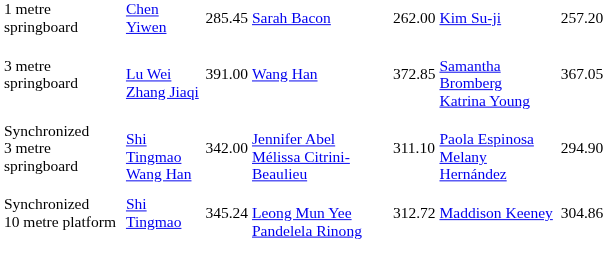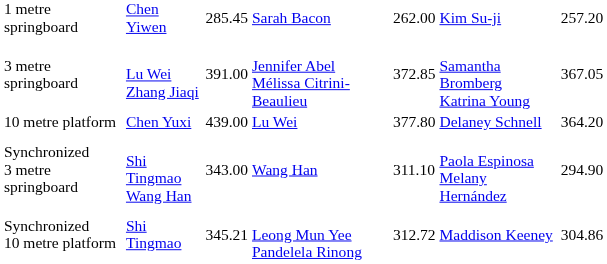(285, 74) Wang Han -> (301, 83) Jennifer Abel Mélissa Citrini-Beaulieu
+ row: (60, 122)
(227, 148) 342.00 -> (227, 169) 343.00
(301, 157) Jennifer Abel Mélissa Citrini-Beaulieu -> (285, 169) Wang Han
(227, 213) 345.24 -> (227, 234) 345.21
